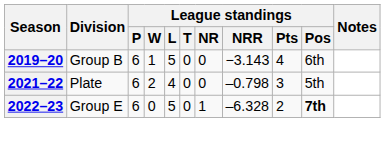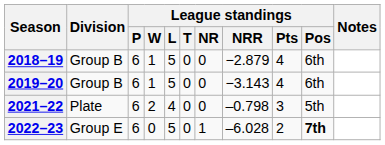+ row: (35, 60)
(247, 106) –6.328 -> (247, 128) –6.028
